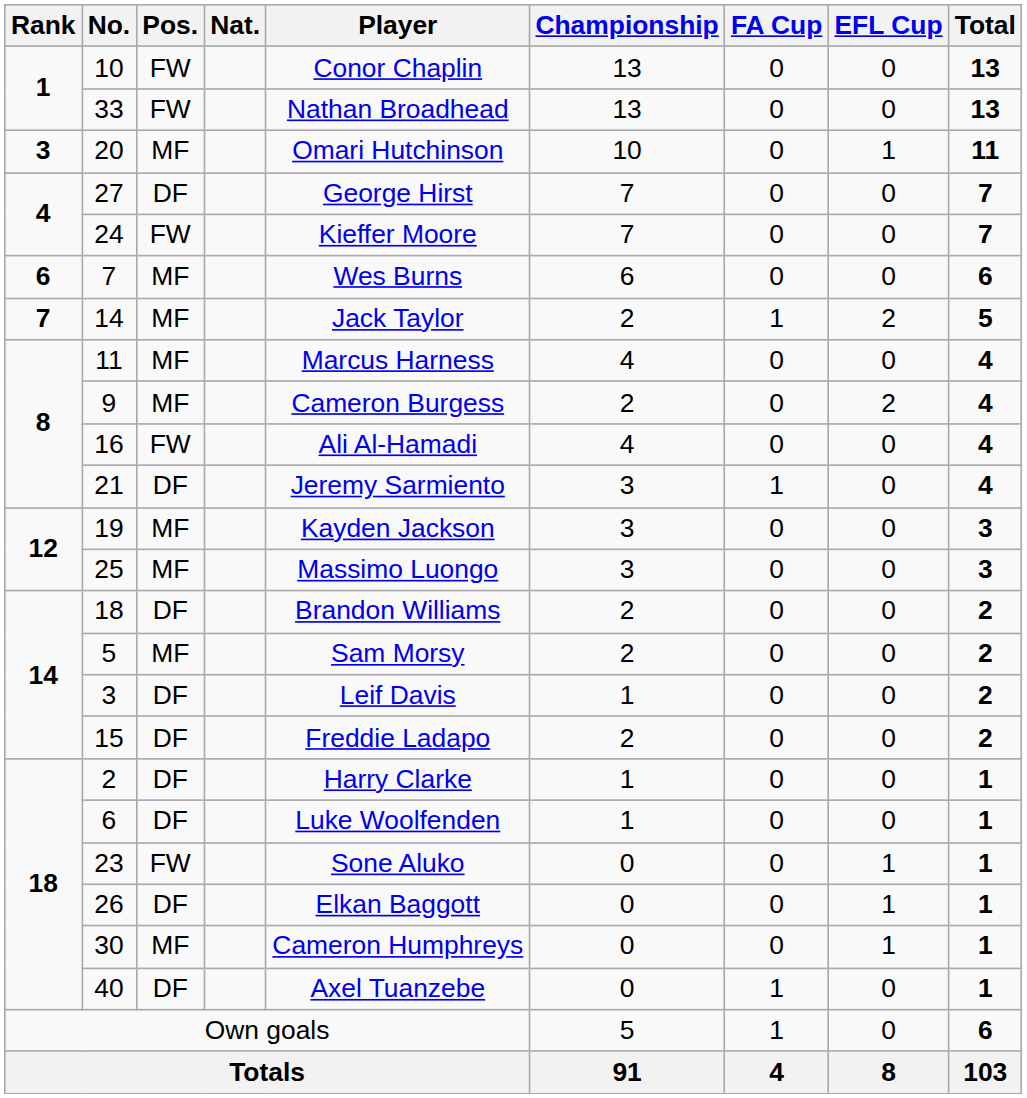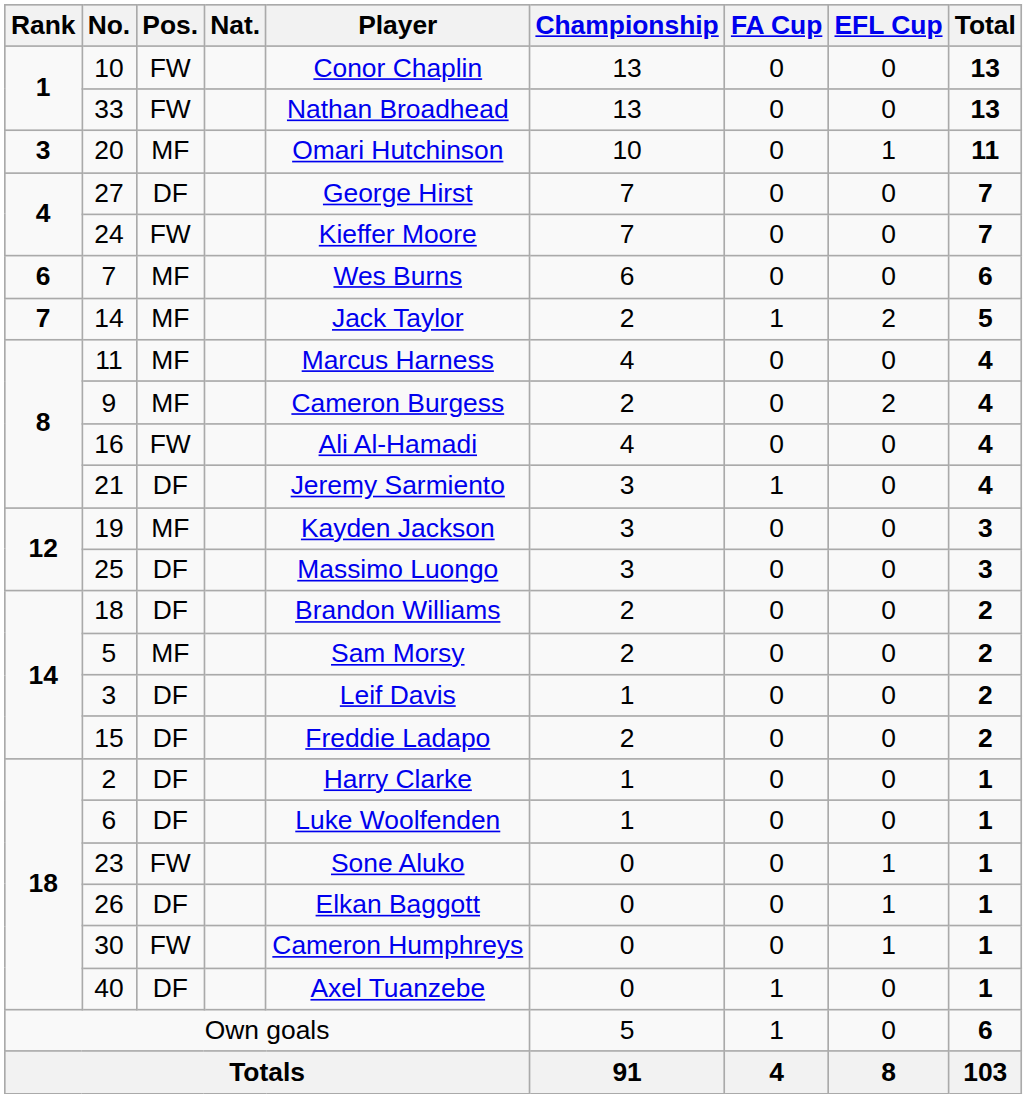(170, 569) MF -> (170, 569) DF
(170, 946) MF -> (170, 946) FW
